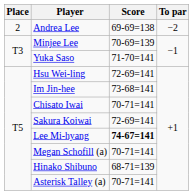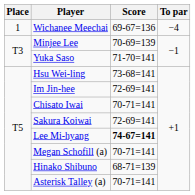+ row: (71, 27)
- row: (56, 27)
(133, 74) 72-69=141 -> (134, 74) 73-68=141
(133, 89) 73-68=141 -> (134, 89) 72-69=141
